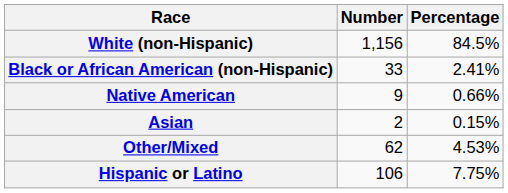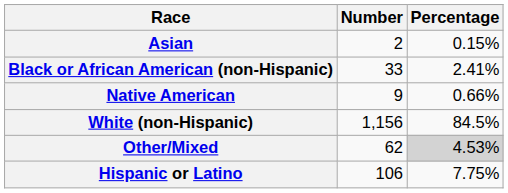rows swapped: (171, 43) <-> (171, 122)
(476, 148) no background -> (476, 148) lightgrey background
